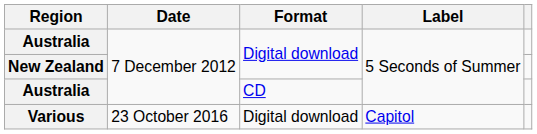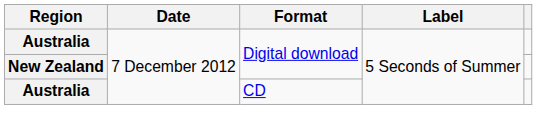- row: (56, 116)
